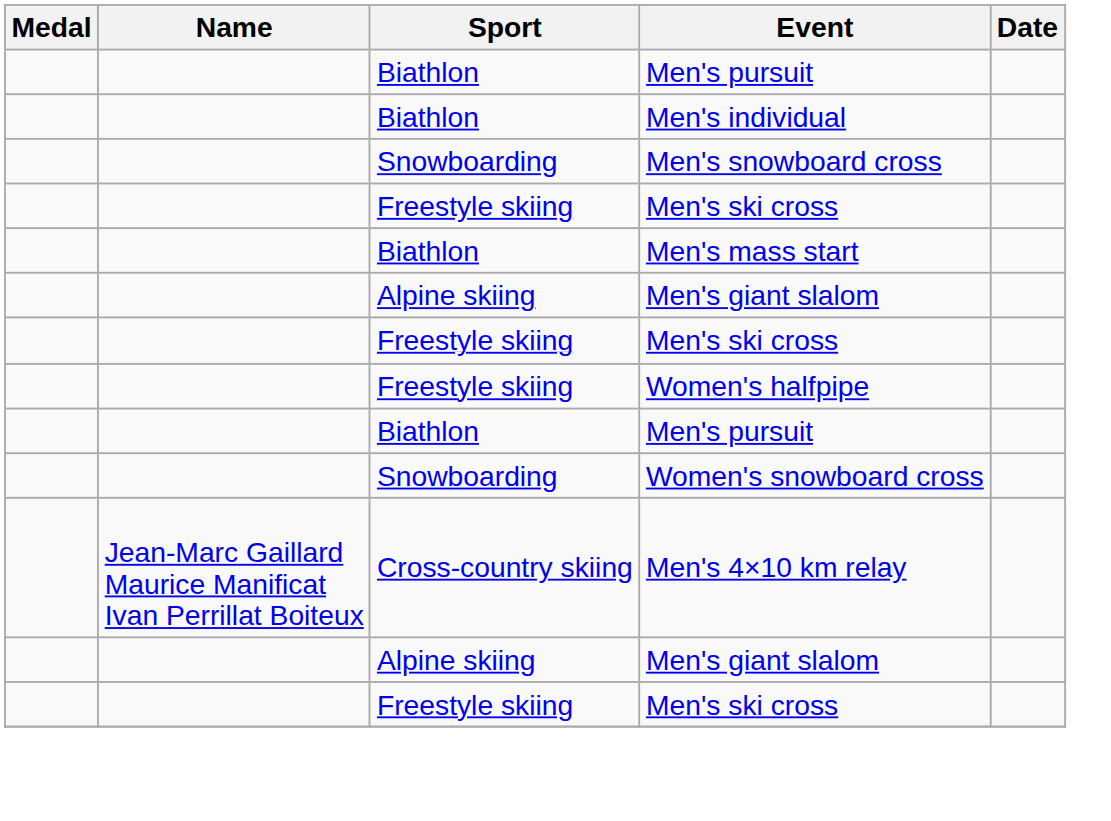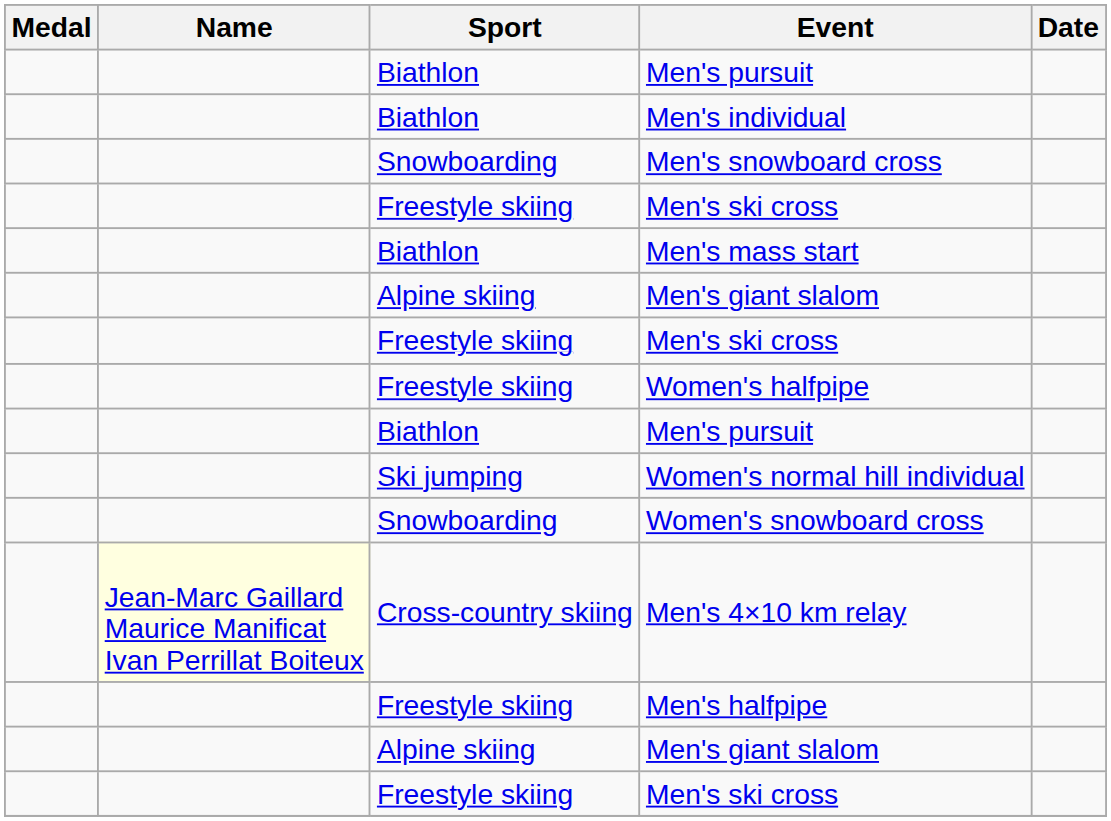+ row: (450, 475)
(234, 583) no background -> (234, 628) lightyellow background
+ row: (475, 704)
